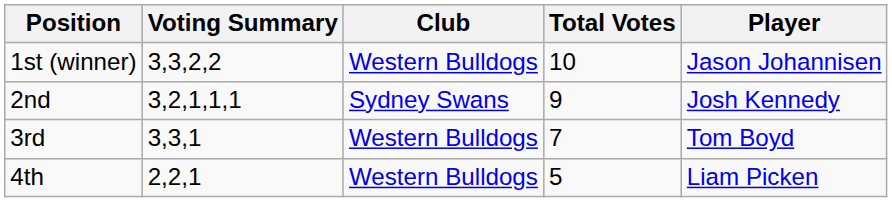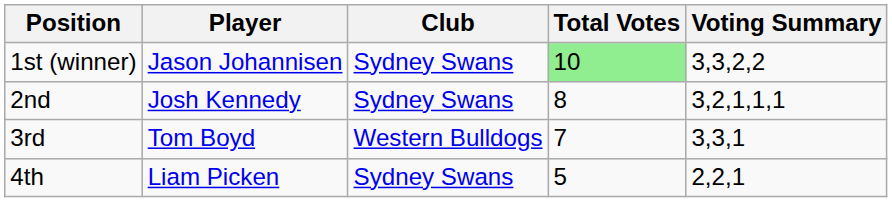columns swapped: (784, 23) <-> (243, 23)
(443, 61) Western Bulldogs -> (433, 61) Sydney Swans
(562, 61) no background -> (567, 61) lightgreen background
(556, 100) 9 -> (560, 100) 8
(443, 176) Western Bulldogs -> (433, 176) Sydney Swans
